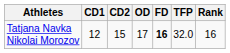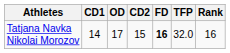columns swapped: (120, 13) <-> (142, 13)
(94, 35) 12 -> (94, 35) 14
